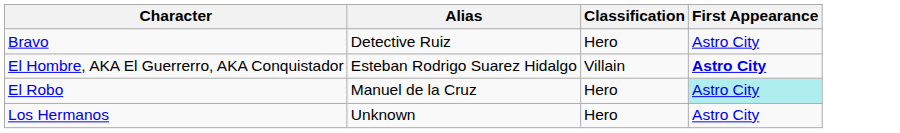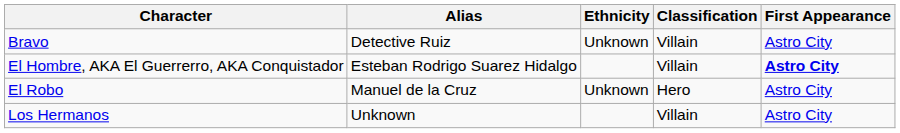+ column: (617, 16)
(601, 41) Hero -> (677, 41) Villain
(726, 90) paleturquoise background -> (798, 90) no background
(601, 115) Hero -> (677, 115) Villain
